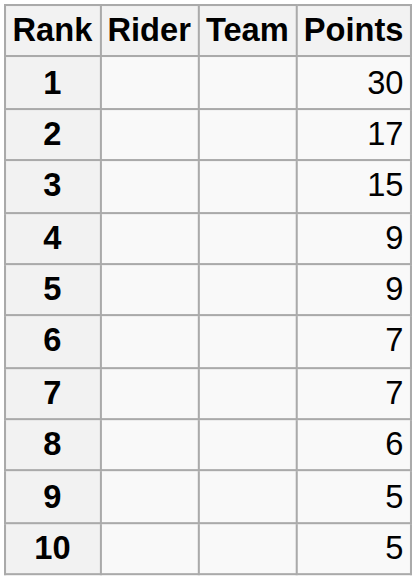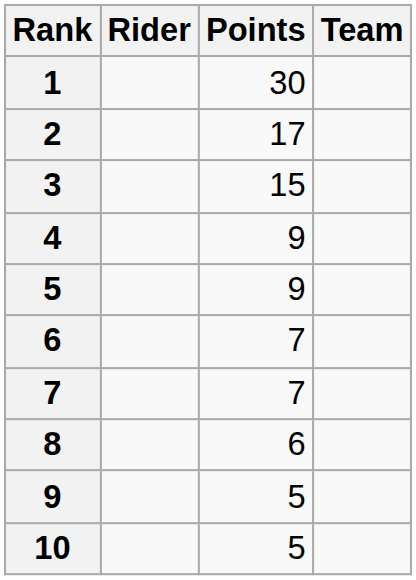columns swapped: (247, 30) <-> (354, 30)
